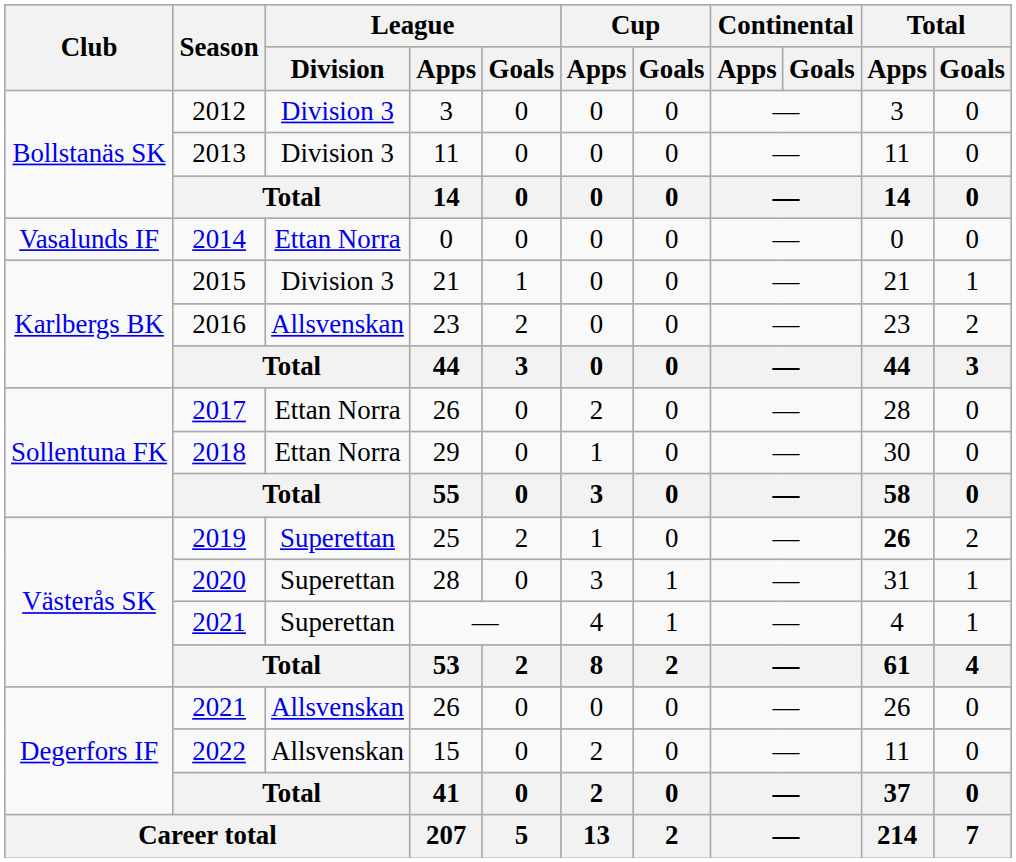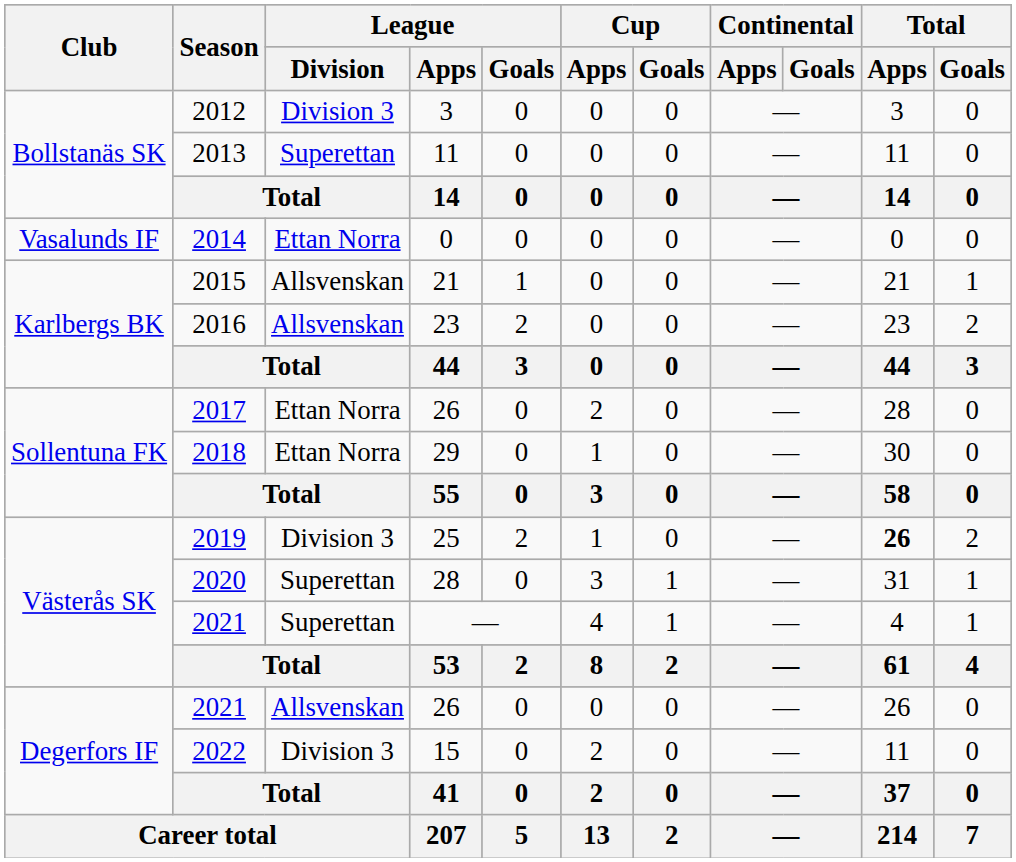(337, 153) Division 3 -> (337, 153) Superettan
(337, 281) Division 3 -> (337, 281) Allsvenskan
(337, 537) Superettan -> (337, 537) Division 3
(337, 750) Allsvenskan -> (337, 750) Division 3
